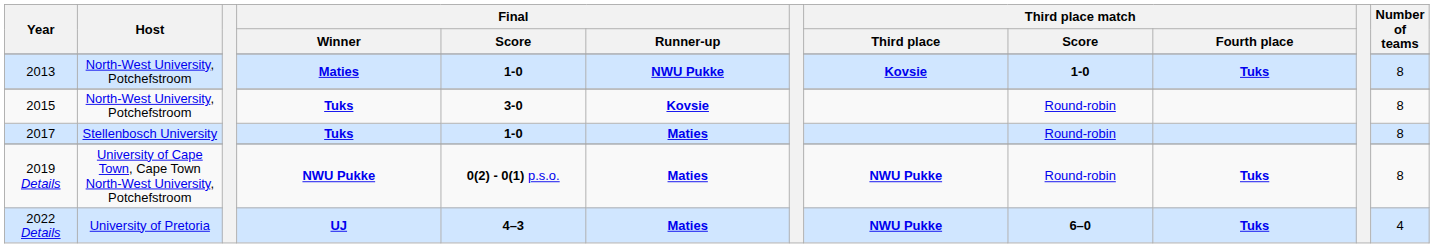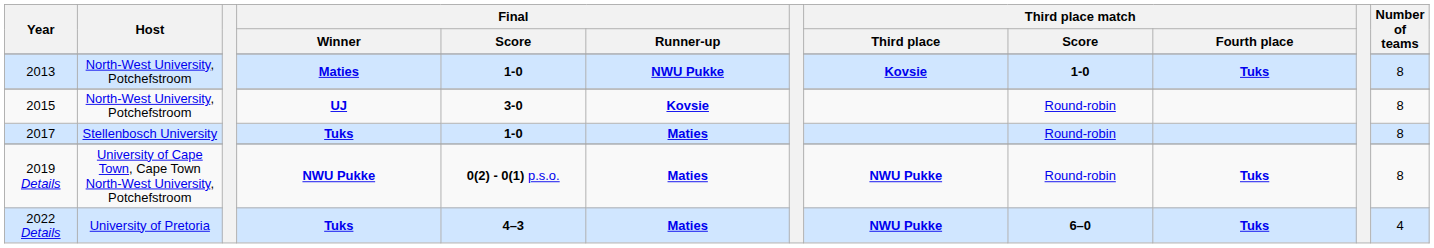(339, 106) Tuks -> (339, 106) UJ
(339, 225) UJ -> (339, 225) Tuks
